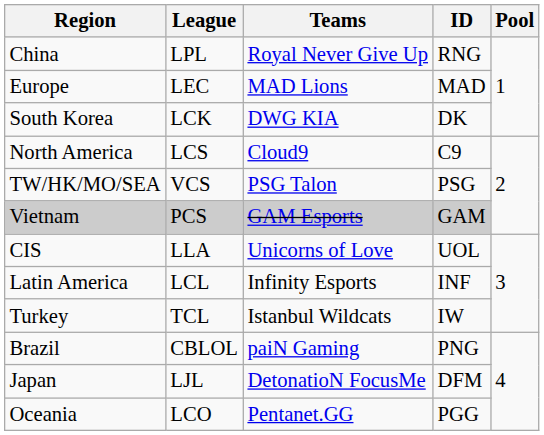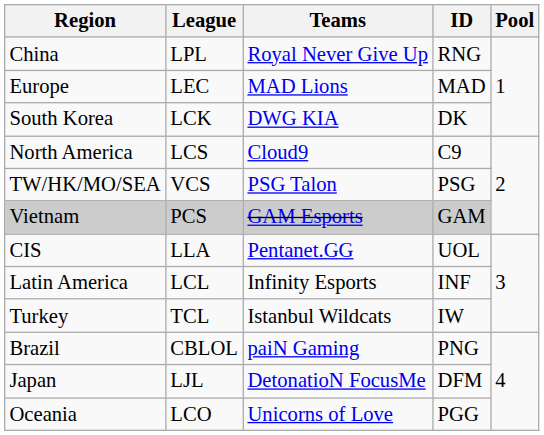(320, 250) Unicorns of Love -> (300, 250) Pentanet.GG
(300, 413) Pentanet.GG -> (320, 413) Unicorns of Love
